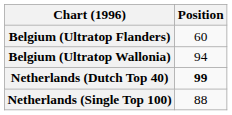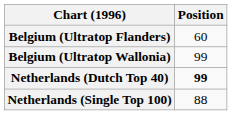(201, 57) 94 -> (201, 57) 99
